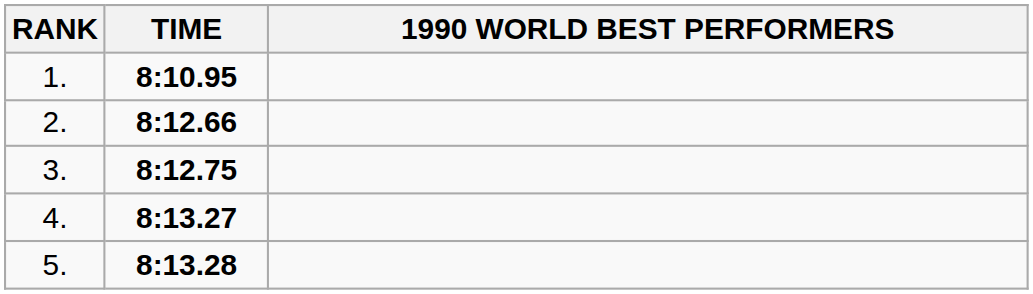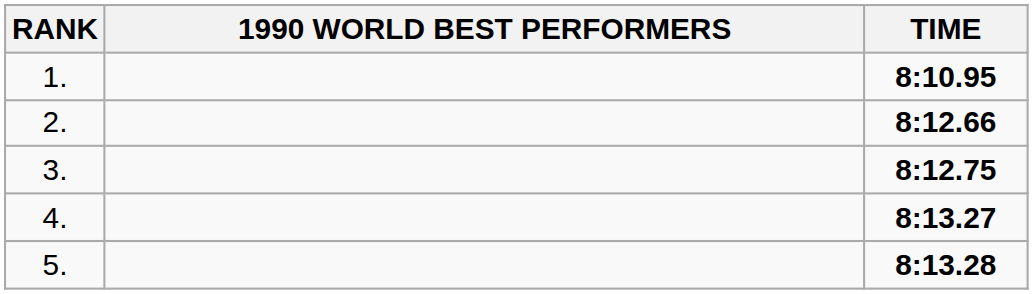columns swapped: (648, 29) <-> (187, 29)
